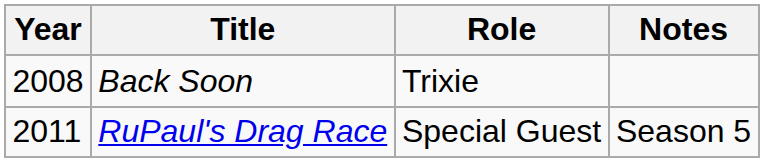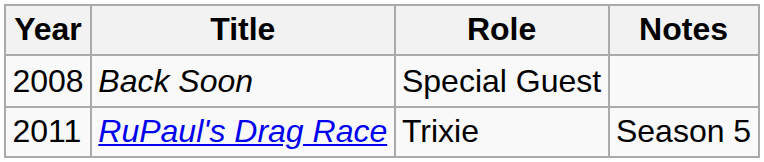(440, 80) Trixie -> (502, 80) Special Guest
(502, 131) Special Guest -> (440, 131) Trixie
